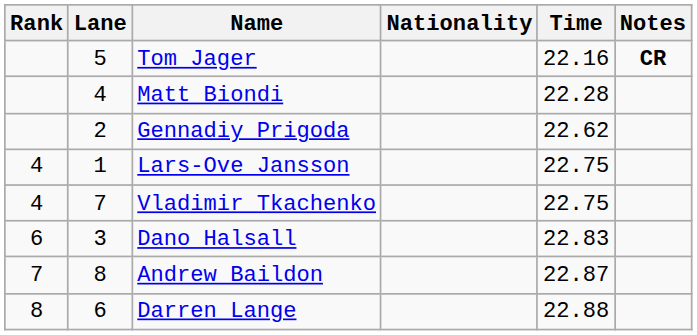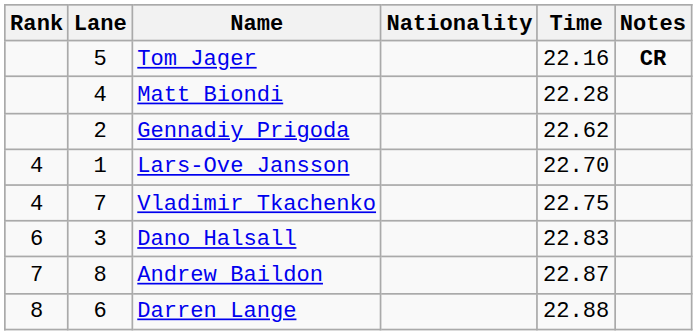(576, 167) 22.75 -> (576, 167) 22.70
